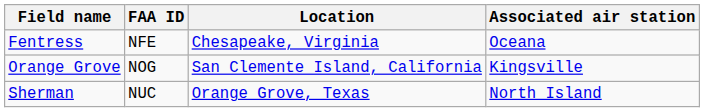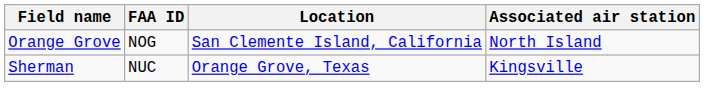- row: (46, 43)
(536, 68) Kingsville -> (546, 43) North Island
(546, 94) North Island -> (536, 68) Kingsville
